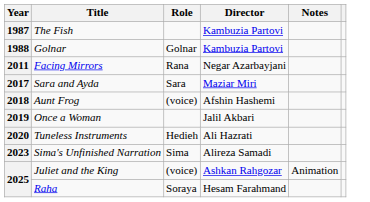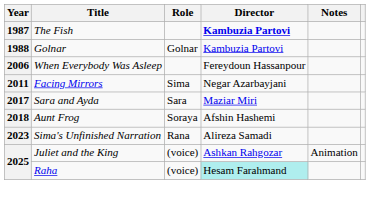(243, 30) normal -> (247, 30) bold
+ row: (18, 65)
(177, 65) Rana -> (178, 83) Sima
(182, 100) (voice) -> (182, 118) Soraya
- row: (18, 118)
- row: (18, 135)
(177, 153) Sima -> (178, 135) Rana
(181, 188) Soraya -> (183, 170) (voice)
(245, 188) no background -> (245, 170) paleturquoise background
